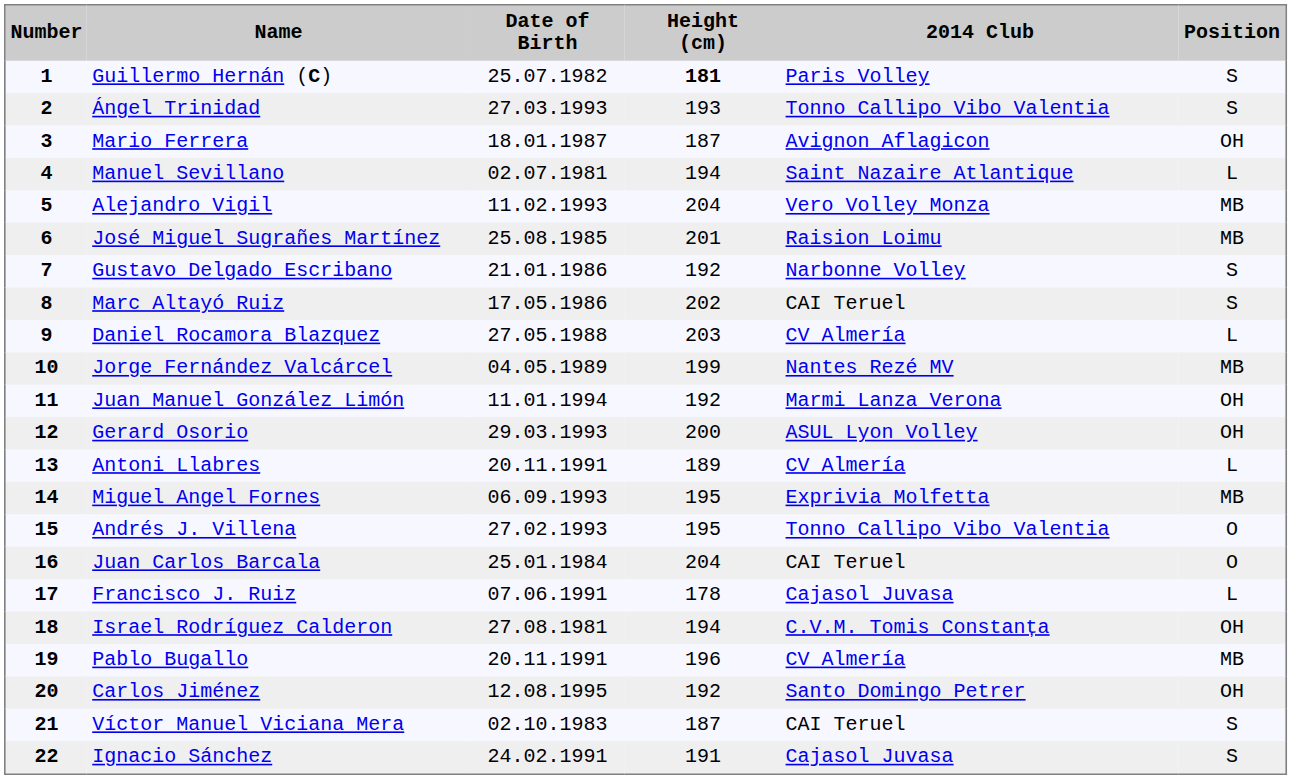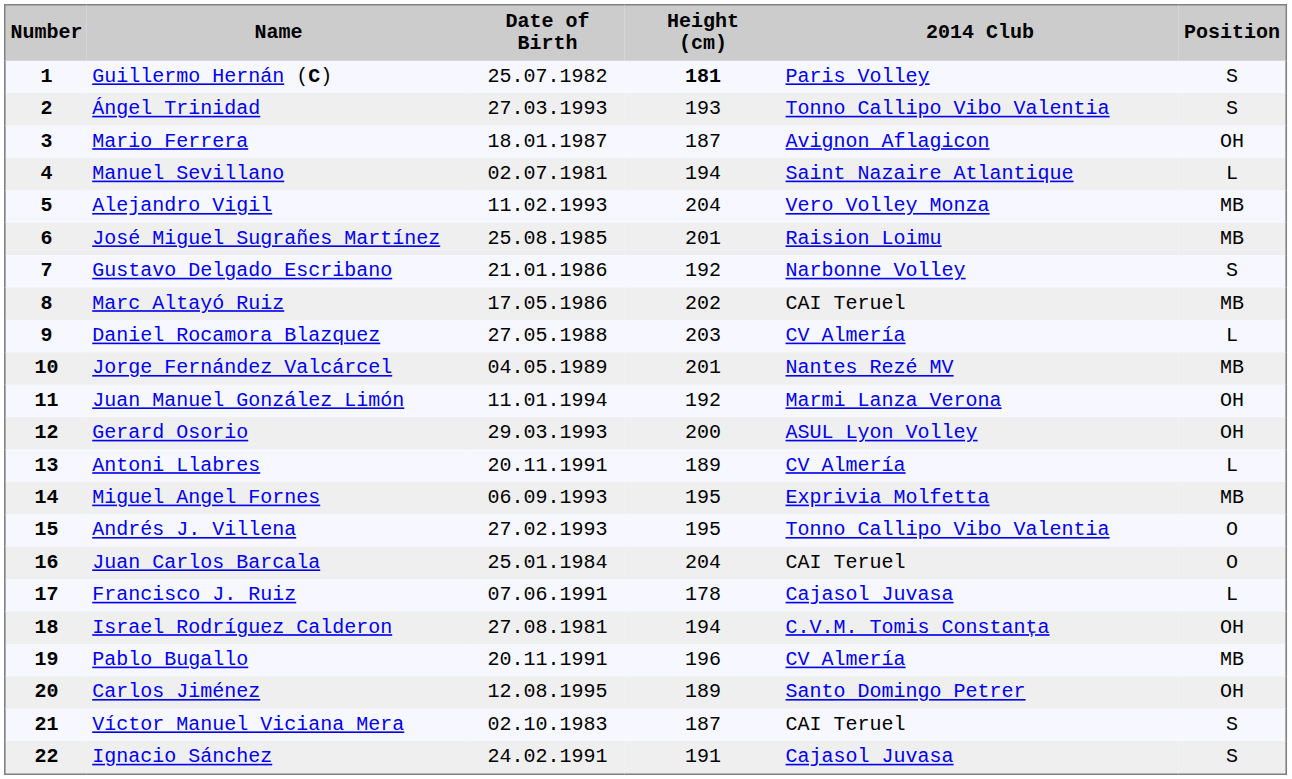(1232, 304) S -> (1232, 304) MB
(703, 368) 199 -> (703, 368) 201
(703, 692) 192 -> (703, 692) 189
